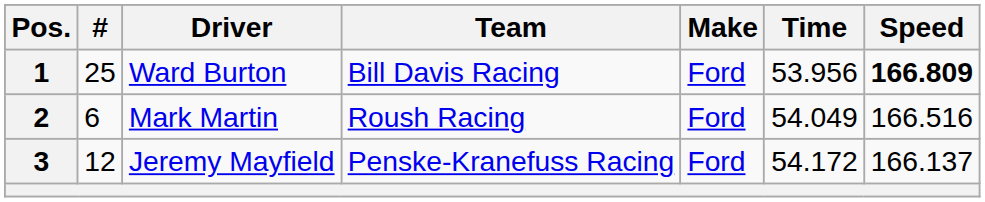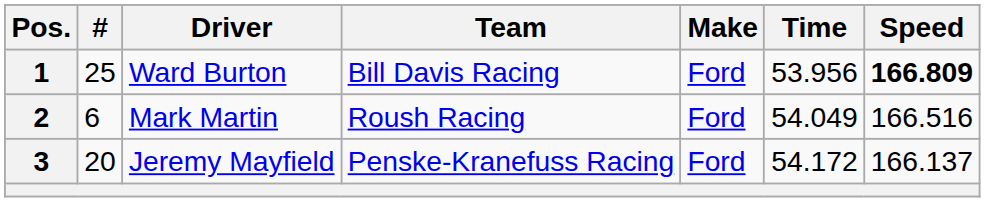(100, 162) 12 -> (100, 162) 20
